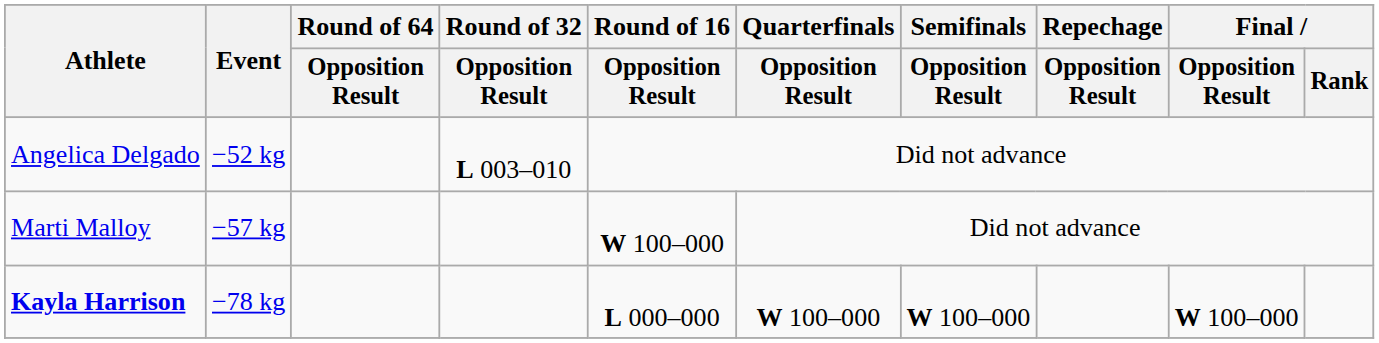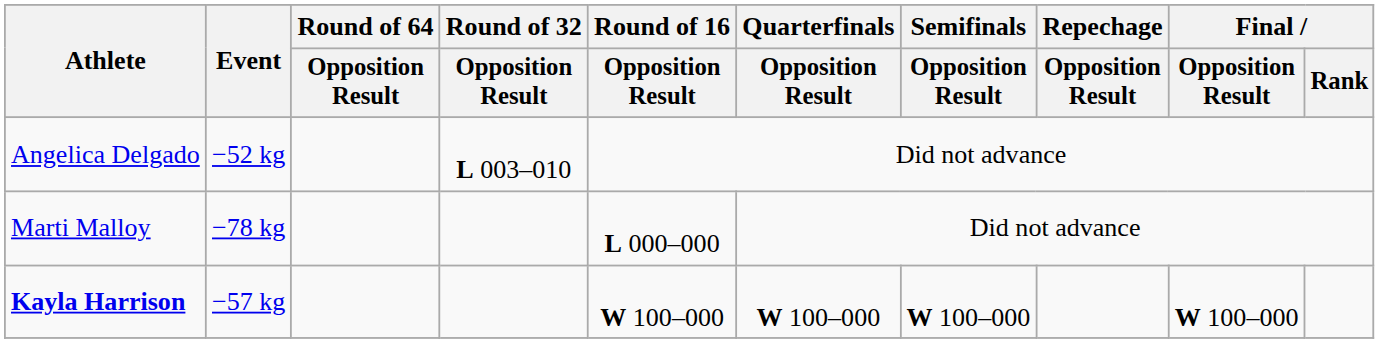(249, 228) −57 kg -> (249, 228) −78 kg
(662, 243) W 100–000 -> (662, 243) L 000–000
(249, 301) −78 kg -> (249, 301) −57 kg
(662, 317) L 000–000 -> (662, 317) W 100–000
